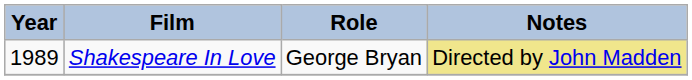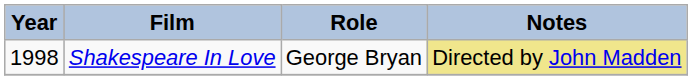(34, 57) 1989 -> (34, 57) 1998
